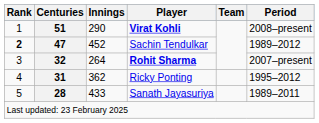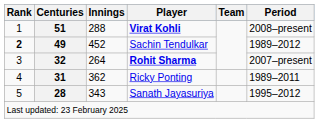(97, 28) 290 -> (97, 28) 288
(60, 45) 47 -> (60, 45) 49
(275, 77) 1995–2012 -> (274, 77) 1989–2011
(97, 93) 433 -> (97, 93) 343
(274, 93) 1989–2011 -> (275, 93) 1995–2012
